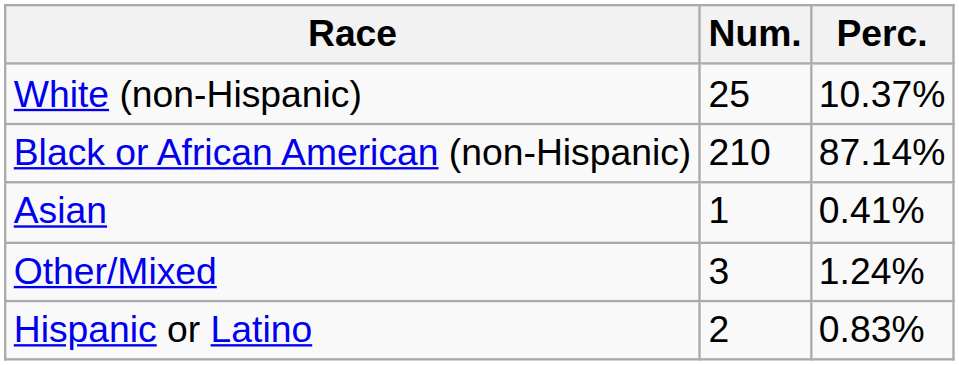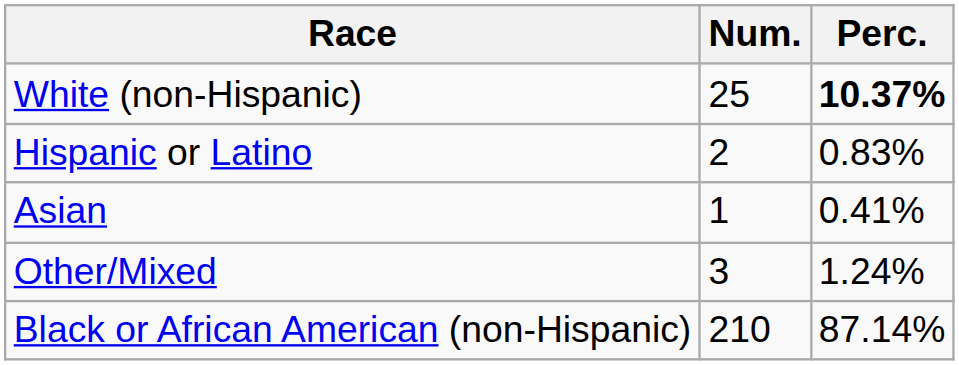(882, 93) normal -> (882, 93) bold
rows swapped: (353, 152) <-> (163, 329)
